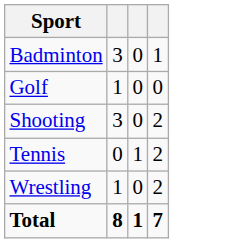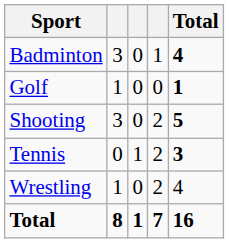+ column: (196, 21)
